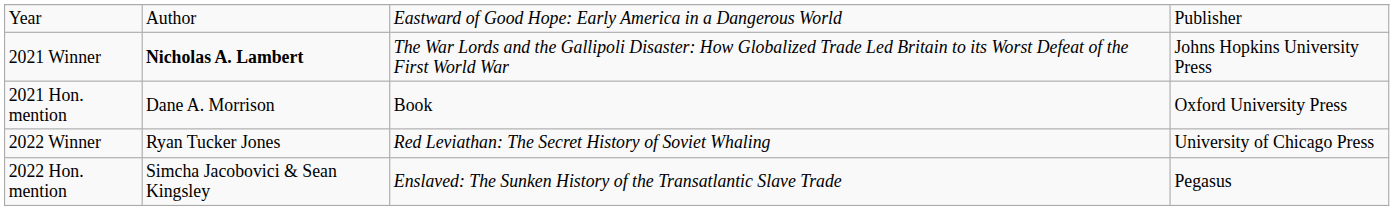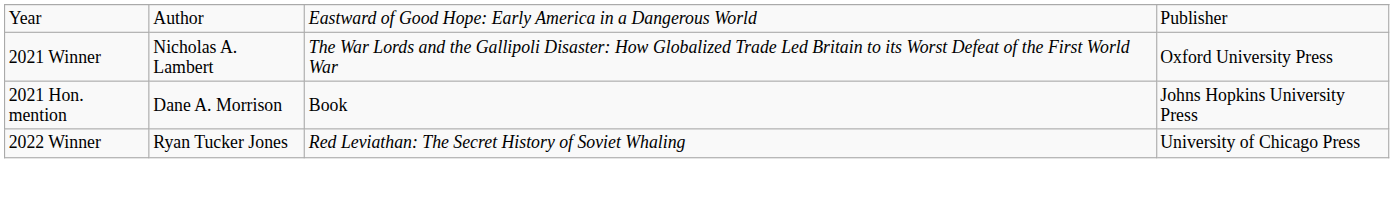(225, 56) bold -> (195, 56) normal
(1267, 56) Johns Hopkins University Press -> (1247, 56) Oxford University Press
(1261, 104) Oxford University Press -> (1253, 104) Johns Hopkins University Press
- row: (46, 181)
